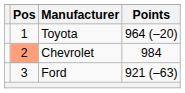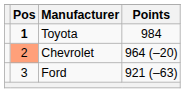(24, 34) normal -> (24, 34) bold
(151, 34) 964 (–20) -> (151, 34) 984
(151, 53) 984 -> (151, 53) 964 (–20)
